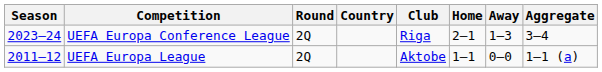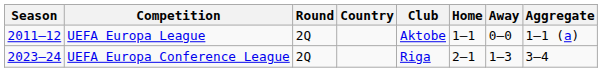rows swapped: (136, 56) <-> (179, 36)
